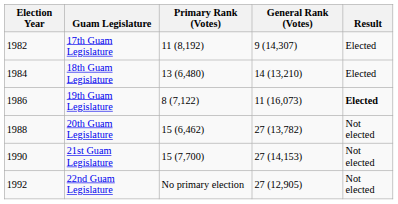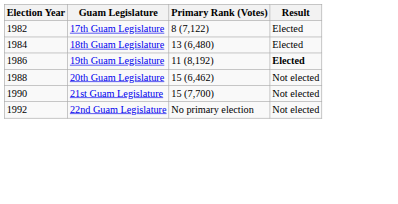- column: (298, 18)
(183, 46) 11 (8,192) -> (190, 28) 8 (7,122)
(180, 101) 8 (7,122) -> (192, 61) 11 (8,192)
